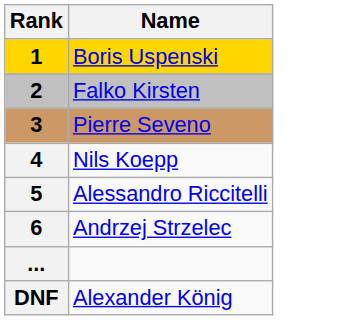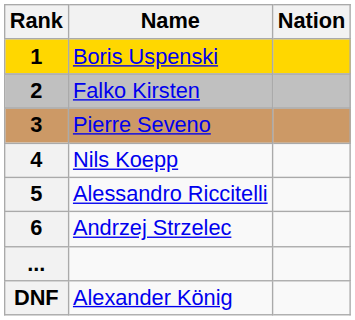+ column: (312, 21)
